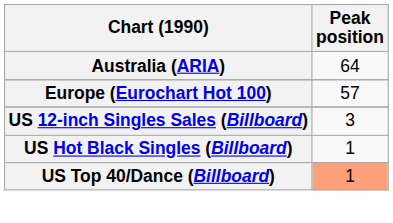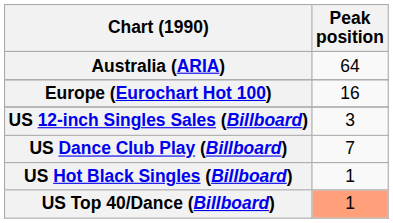(350, 93) 57 -> (350, 93) 16
+ row: (158, 148)
